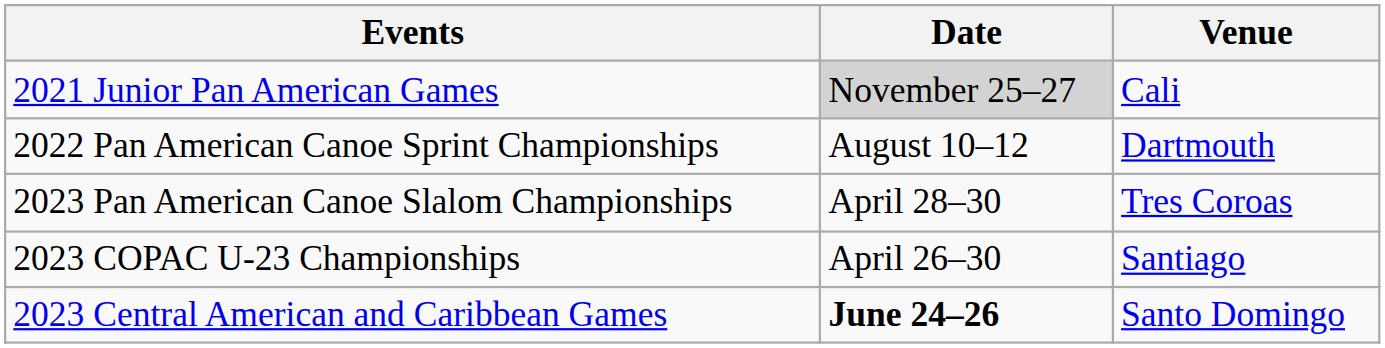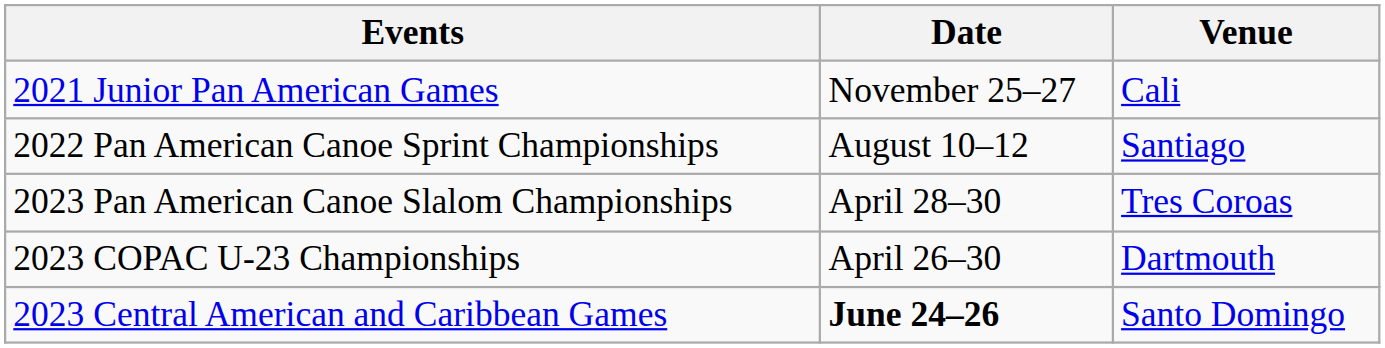(952, 88) lightgrey background -> (952, 88) no background
(1198, 145) Dartmouth -> (1183, 145) Santiago
(1183, 257) Santiago -> (1198, 257) Dartmouth
